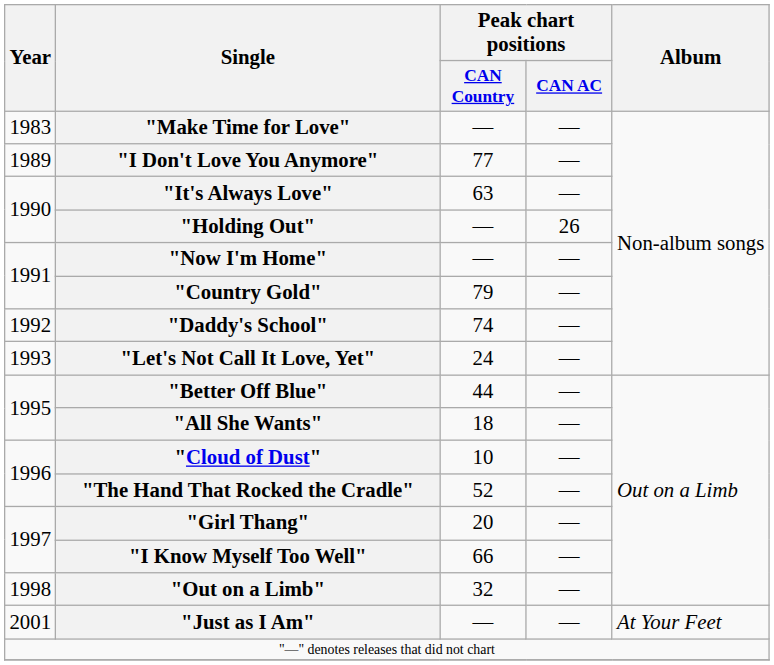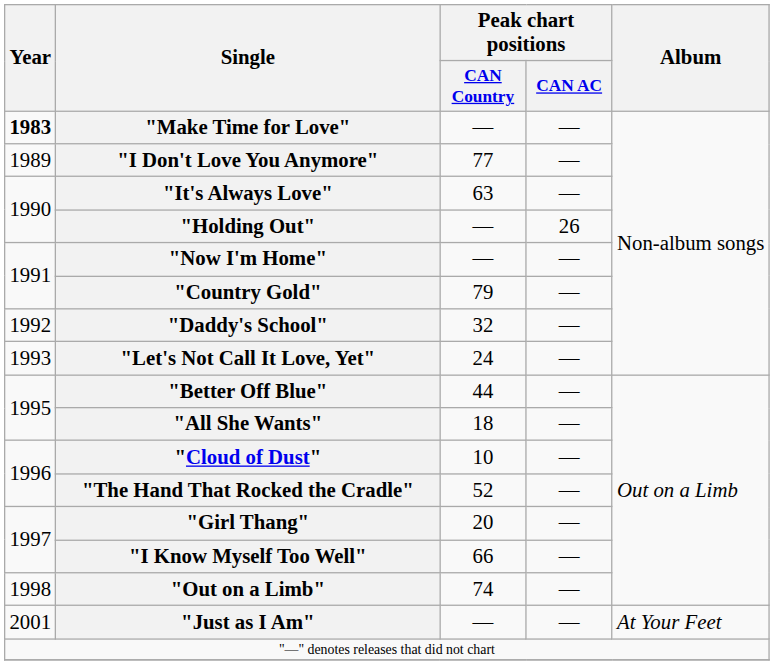(30, 127) normal -> (30, 127) bold
(483, 325) 74 -> (483, 325) 32
(483, 589) 32 -> (483, 589) 74
